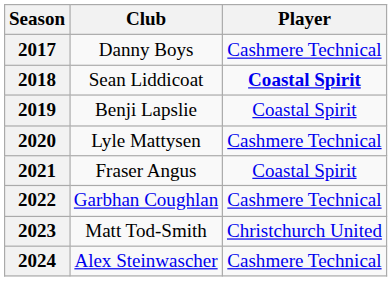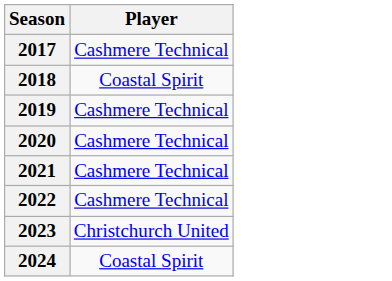- column: (146, 19)
(304, 79) bold -> (151, 79) normal
(304, 110) Coastal Spirit -> (151, 110) Cashmere Technical
(304, 170) Coastal Spirit -> (151, 170) Cashmere Technical
(304, 261) Cashmere Technical -> (151, 261) Coastal Spirit
